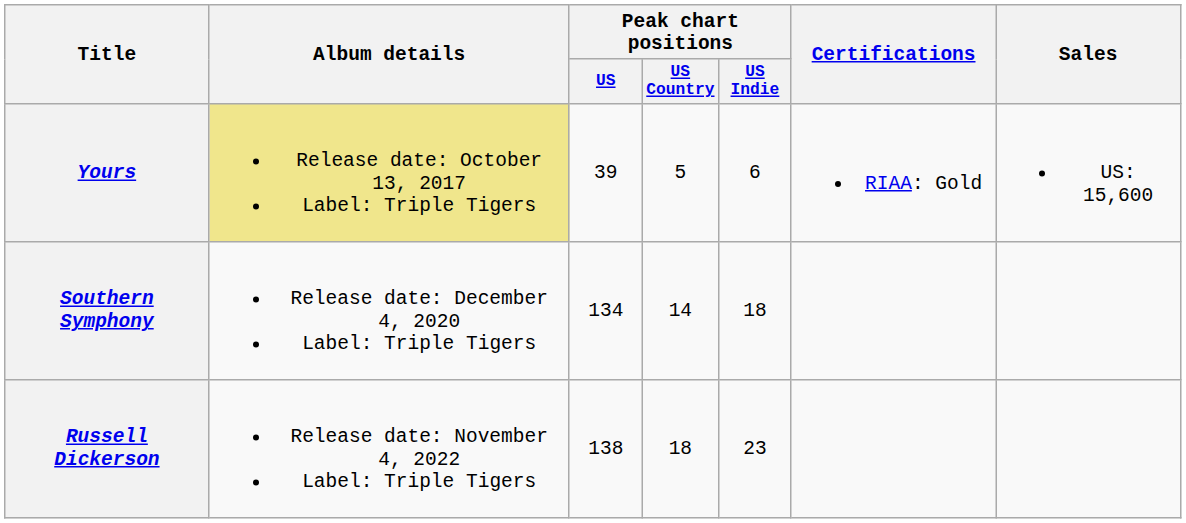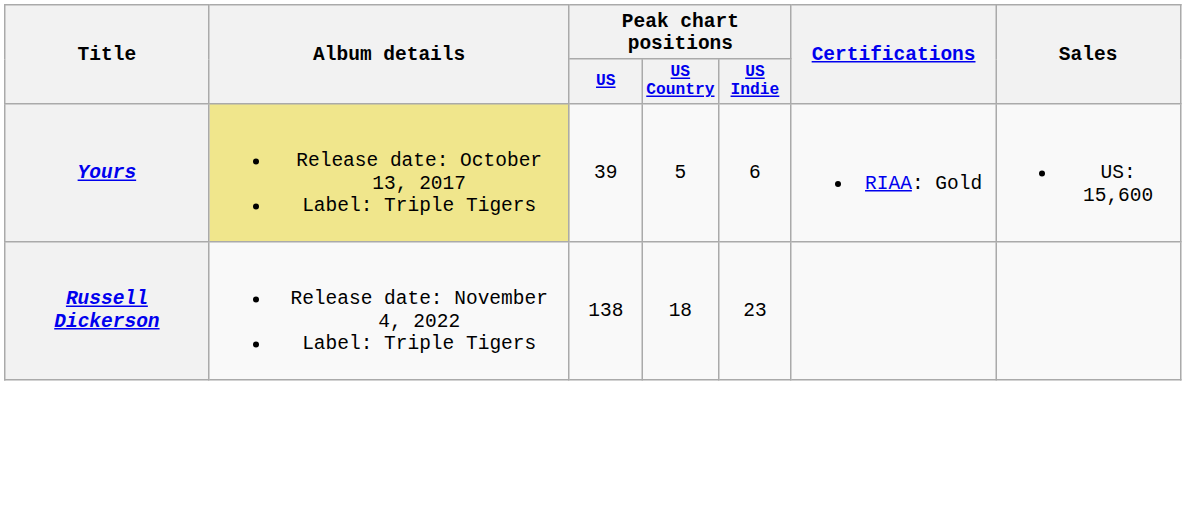- row: (107, 310)
